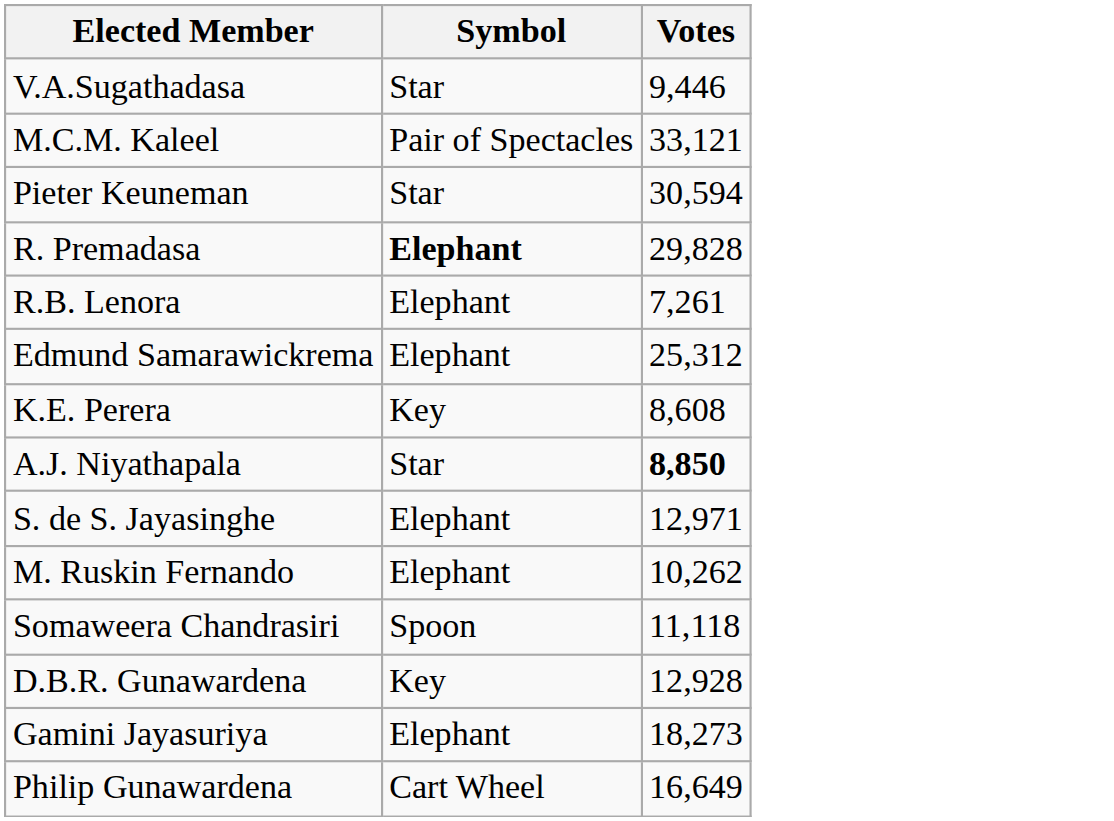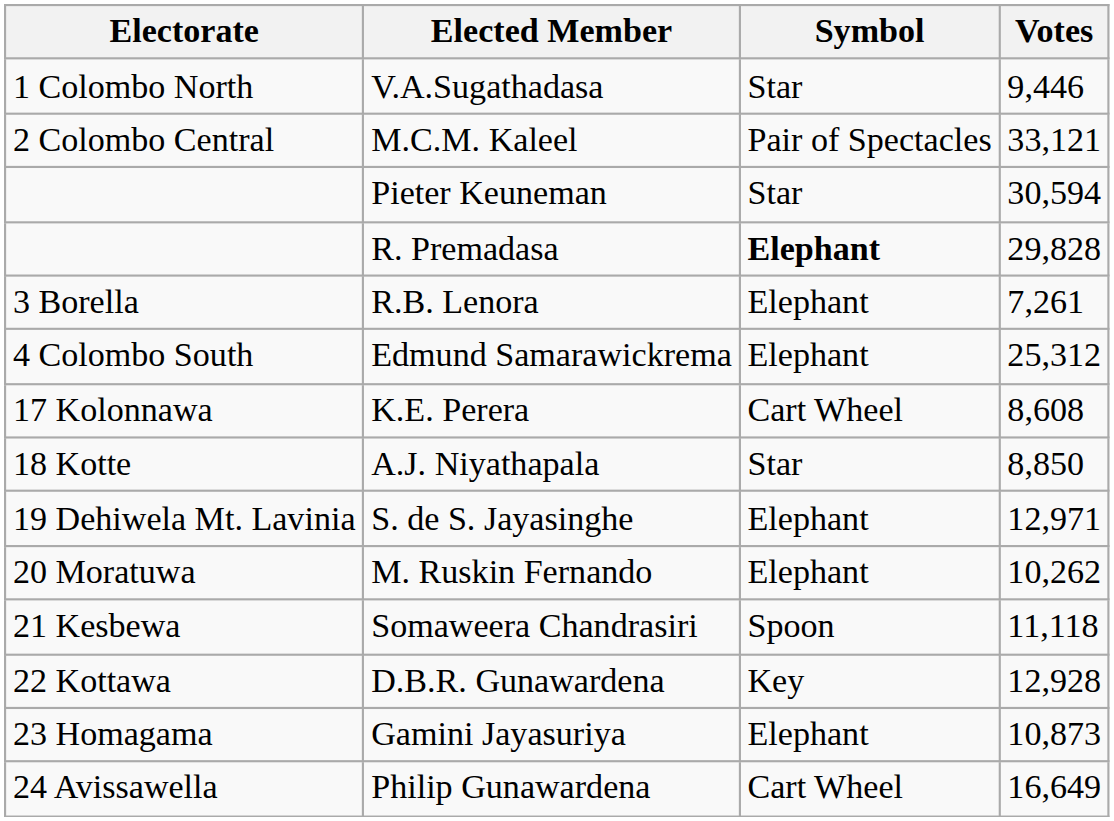+ column: (184, 31)
(418, 409) Key -> (825, 409) Cart Wheel
(687, 463) bold -> (1046, 463) normal
(696, 734) 18,273 -> (1054, 734) 10,873
